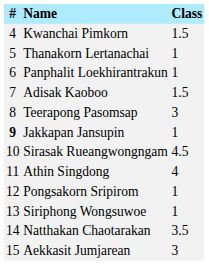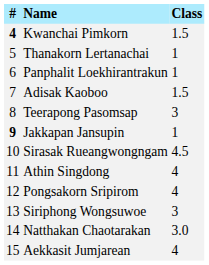(13, 33) normal -> (13, 33) bold
(175, 191) 1 -> (175, 191) 4
(175, 211) 1 -> (175, 211) 3
(180, 231) 3.5 -> (180, 231) 3.0
(175, 250) 3 -> (175, 250) 4
